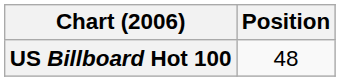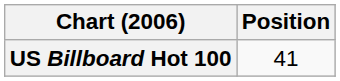(286, 57) 48 -> (286, 57) 41
